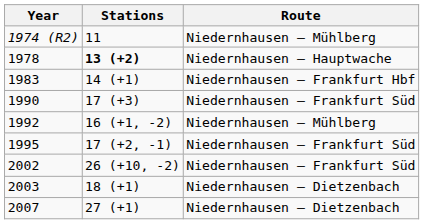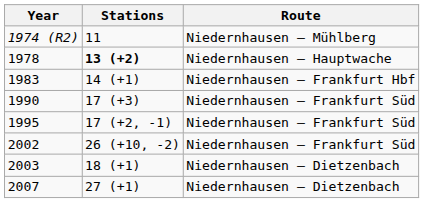- row: (24, 122)
